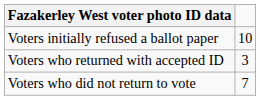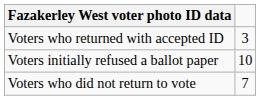rows swapped: (113, 38) <-> (116, 60)
